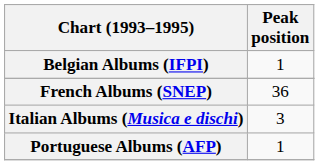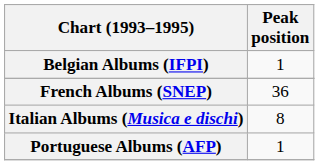(280, 118) 3 -> (280, 118) 8
